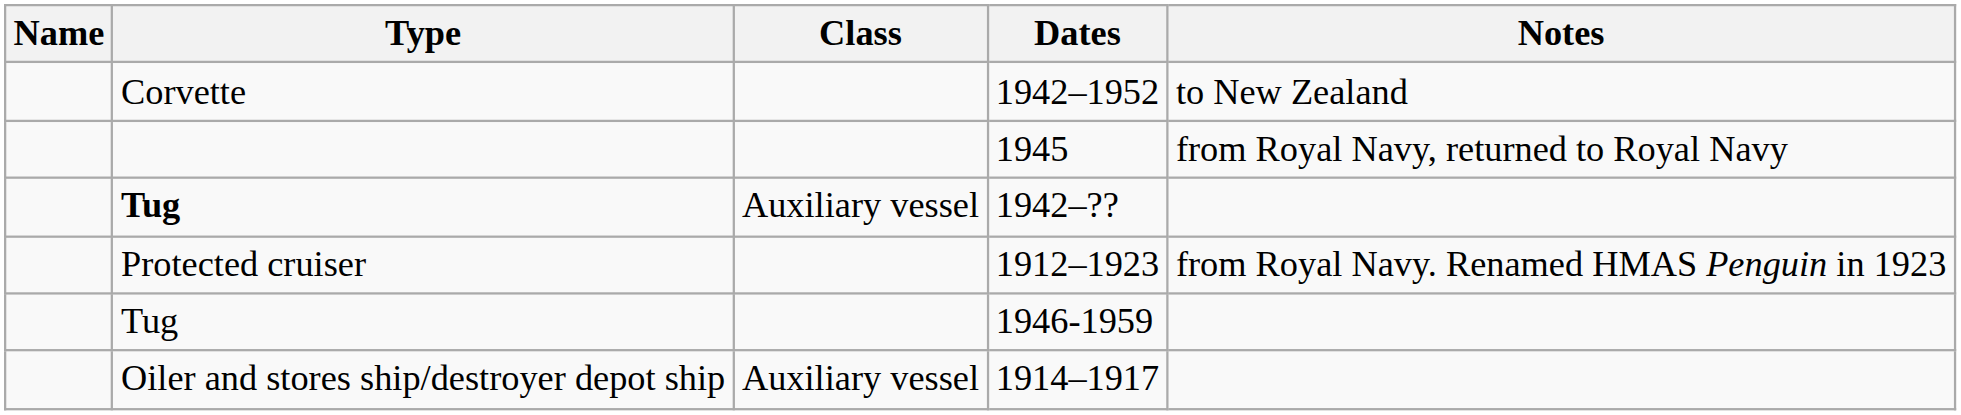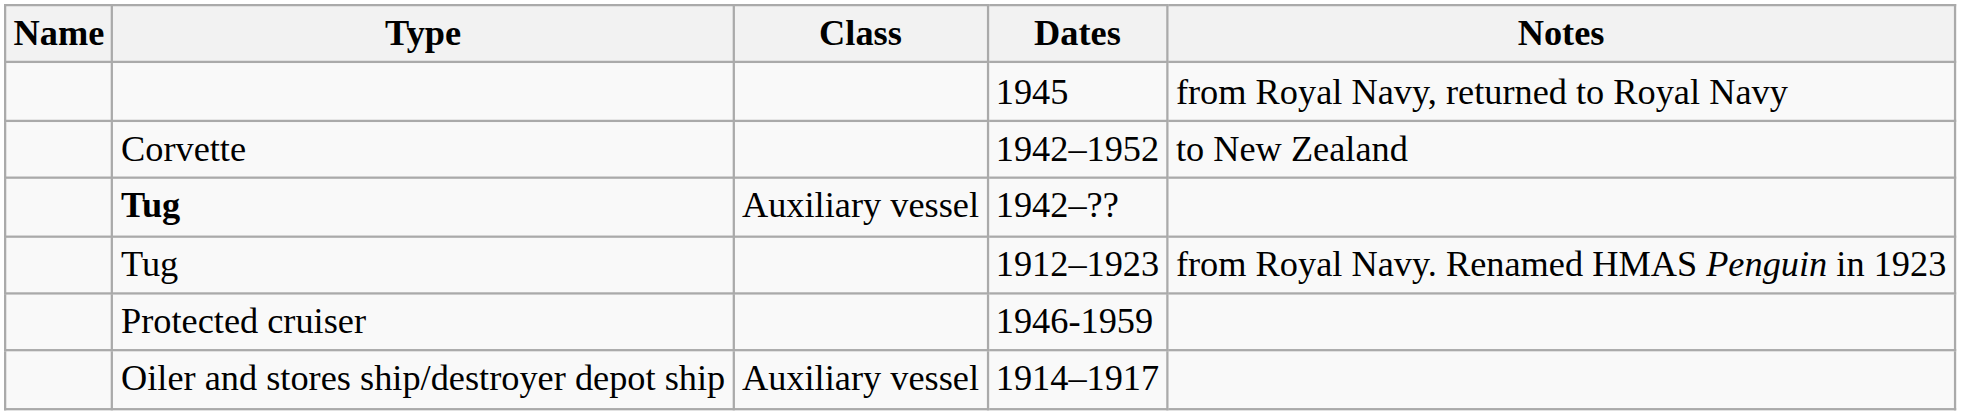rows swapped: (1077, 90) <-> (1032, 148)
(244, 263) Protected cruiser -> (150, 263) Tug
(150, 321) Tug -> (244, 321) Protected cruiser
